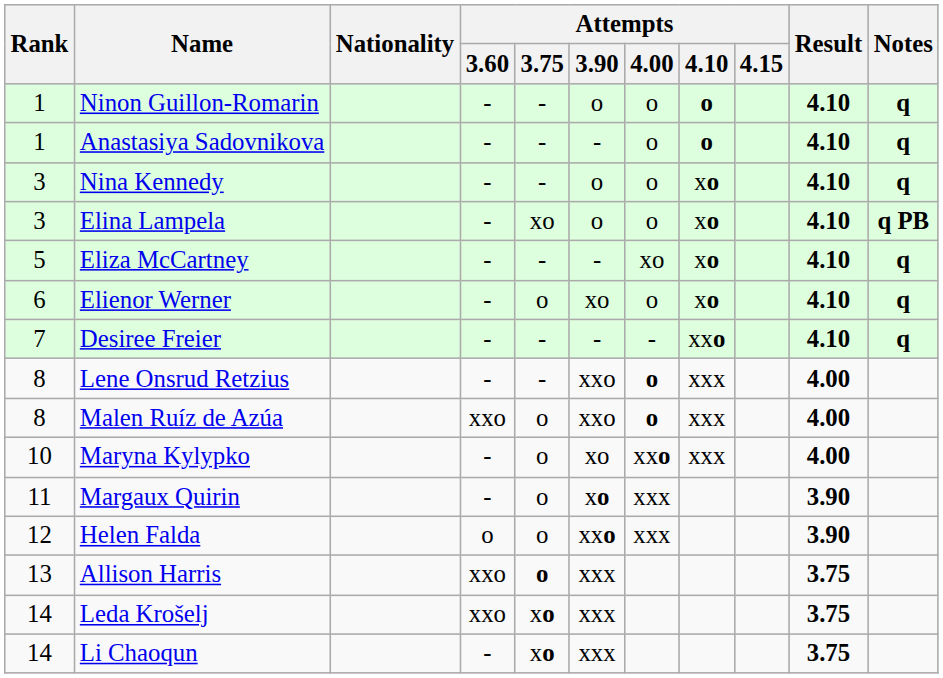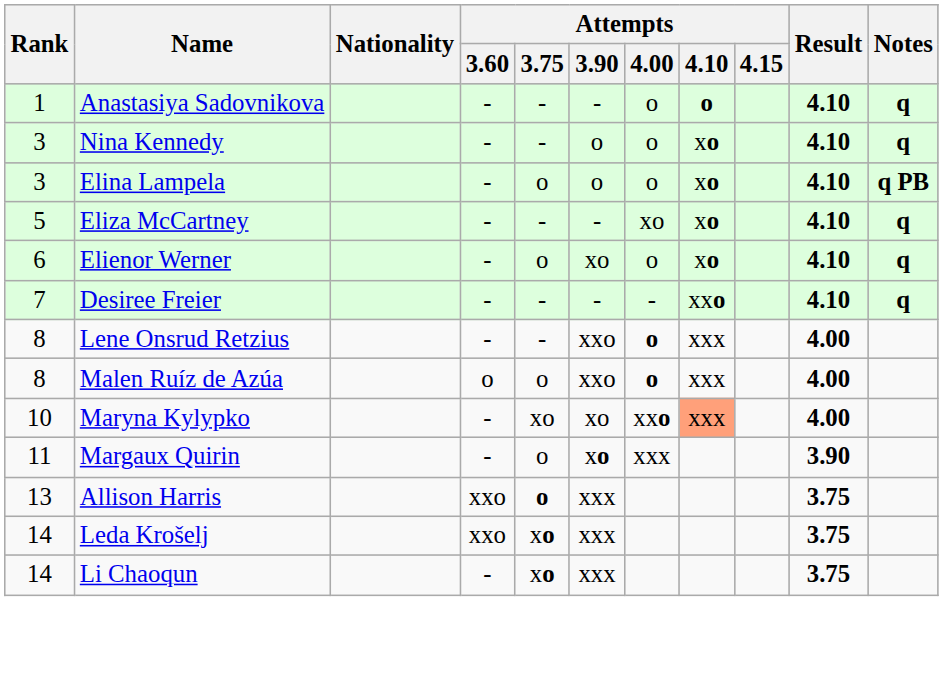- row: (199, 102)
(542, 220) xo -> (542, 181) o
(487, 417) xxo -> (487, 378) o
(542, 456) o -> (542, 417) xo
(707, 456) no background -> (707, 417) lightsalmon background
- row: (140, 535)
